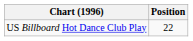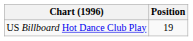(168, 28) 22 -> (168, 28) 19
